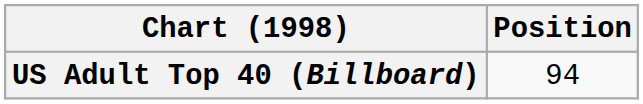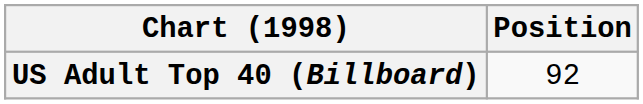(563, 76) 94 -> (563, 76) 92
